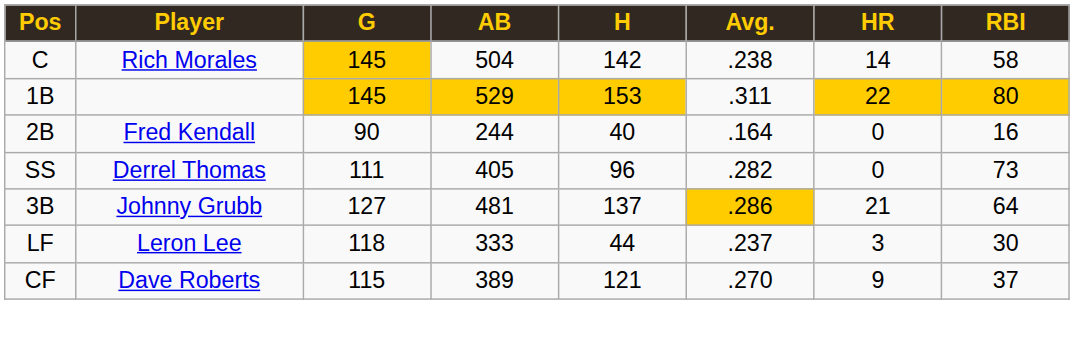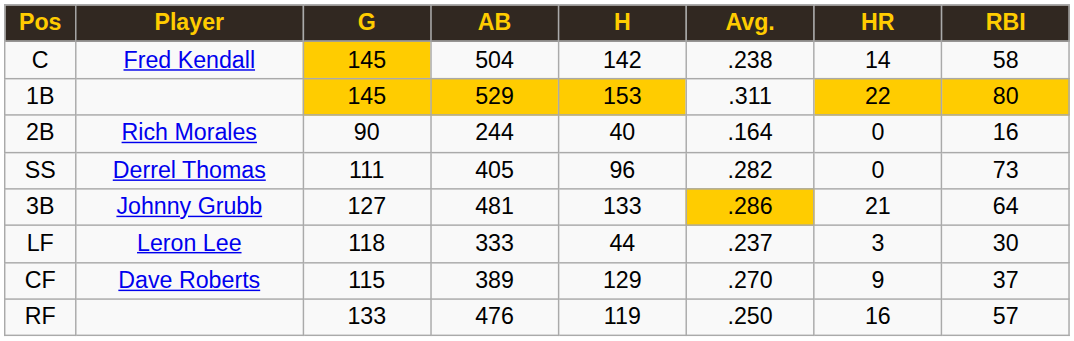(189, 59) Rich Morales -> (189, 59) Fred Kendall
(189, 133) Fred Kendall -> (189, 133) Rich Morales
(622, 206) 137 -> (622, 206) 133
(622, 280) 121 -> (622, 280) 129
+ row: (40, 317)
